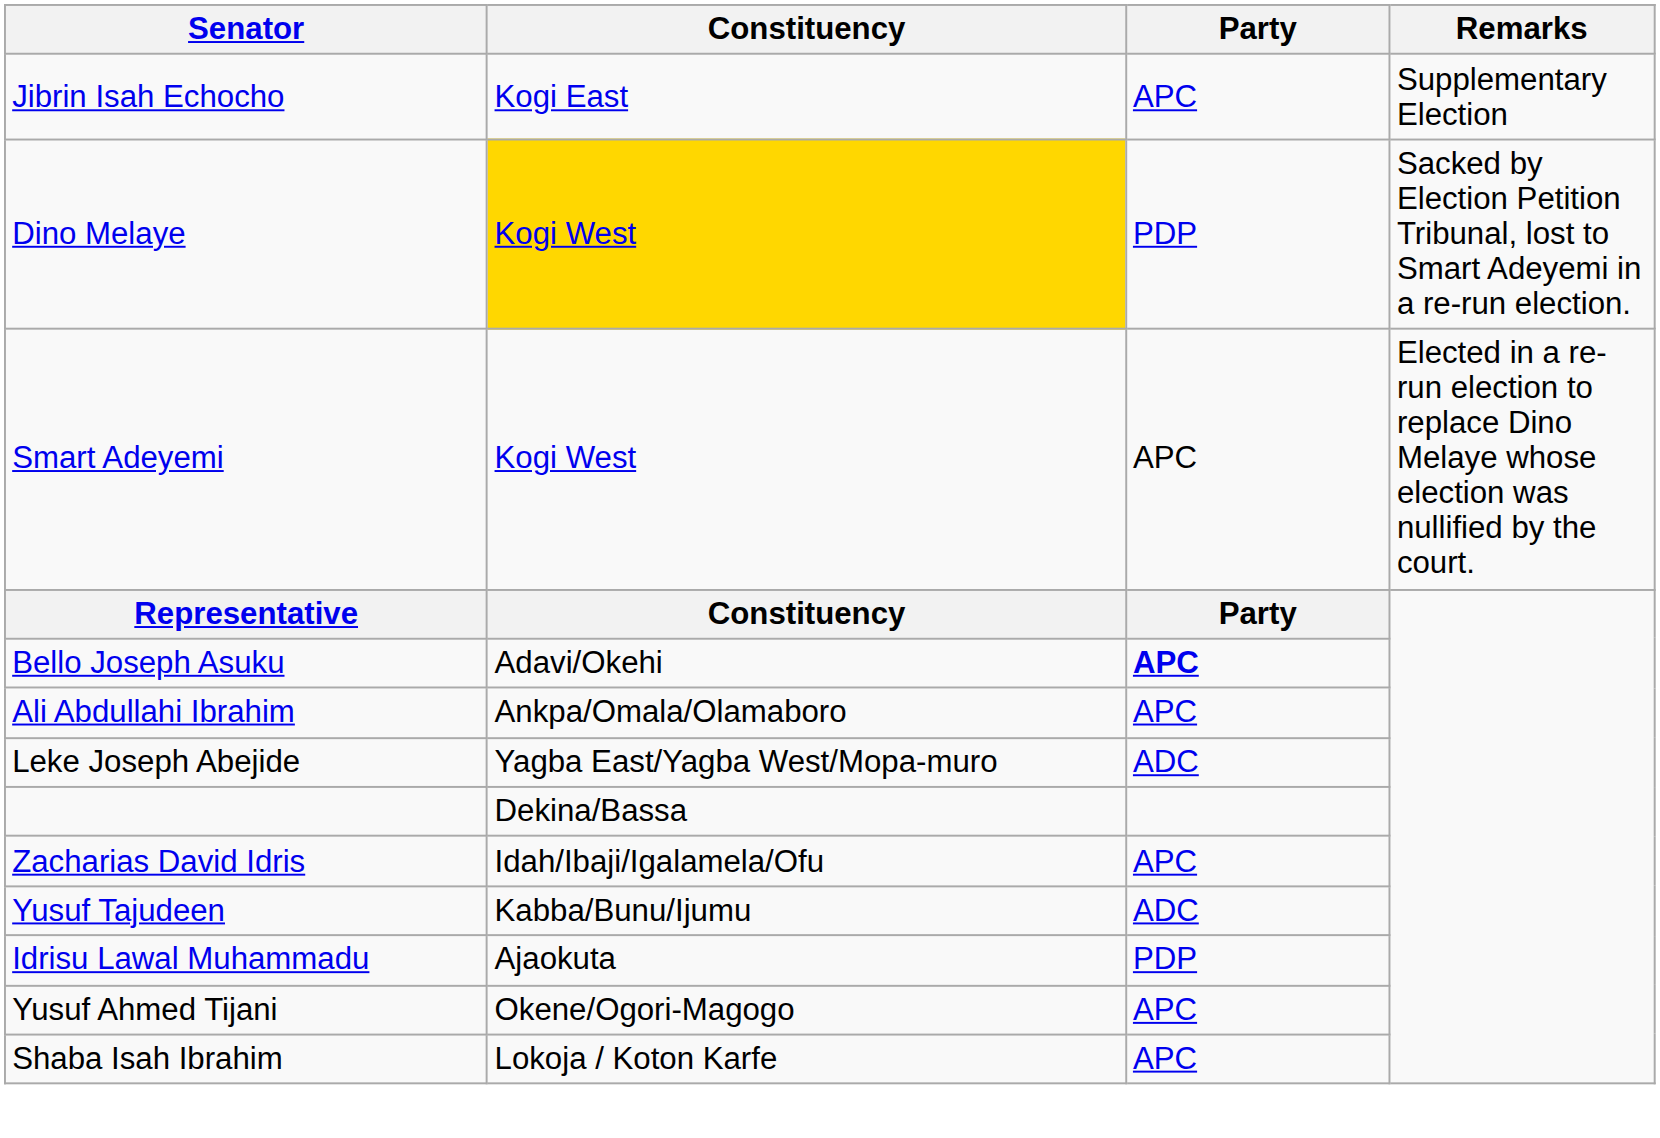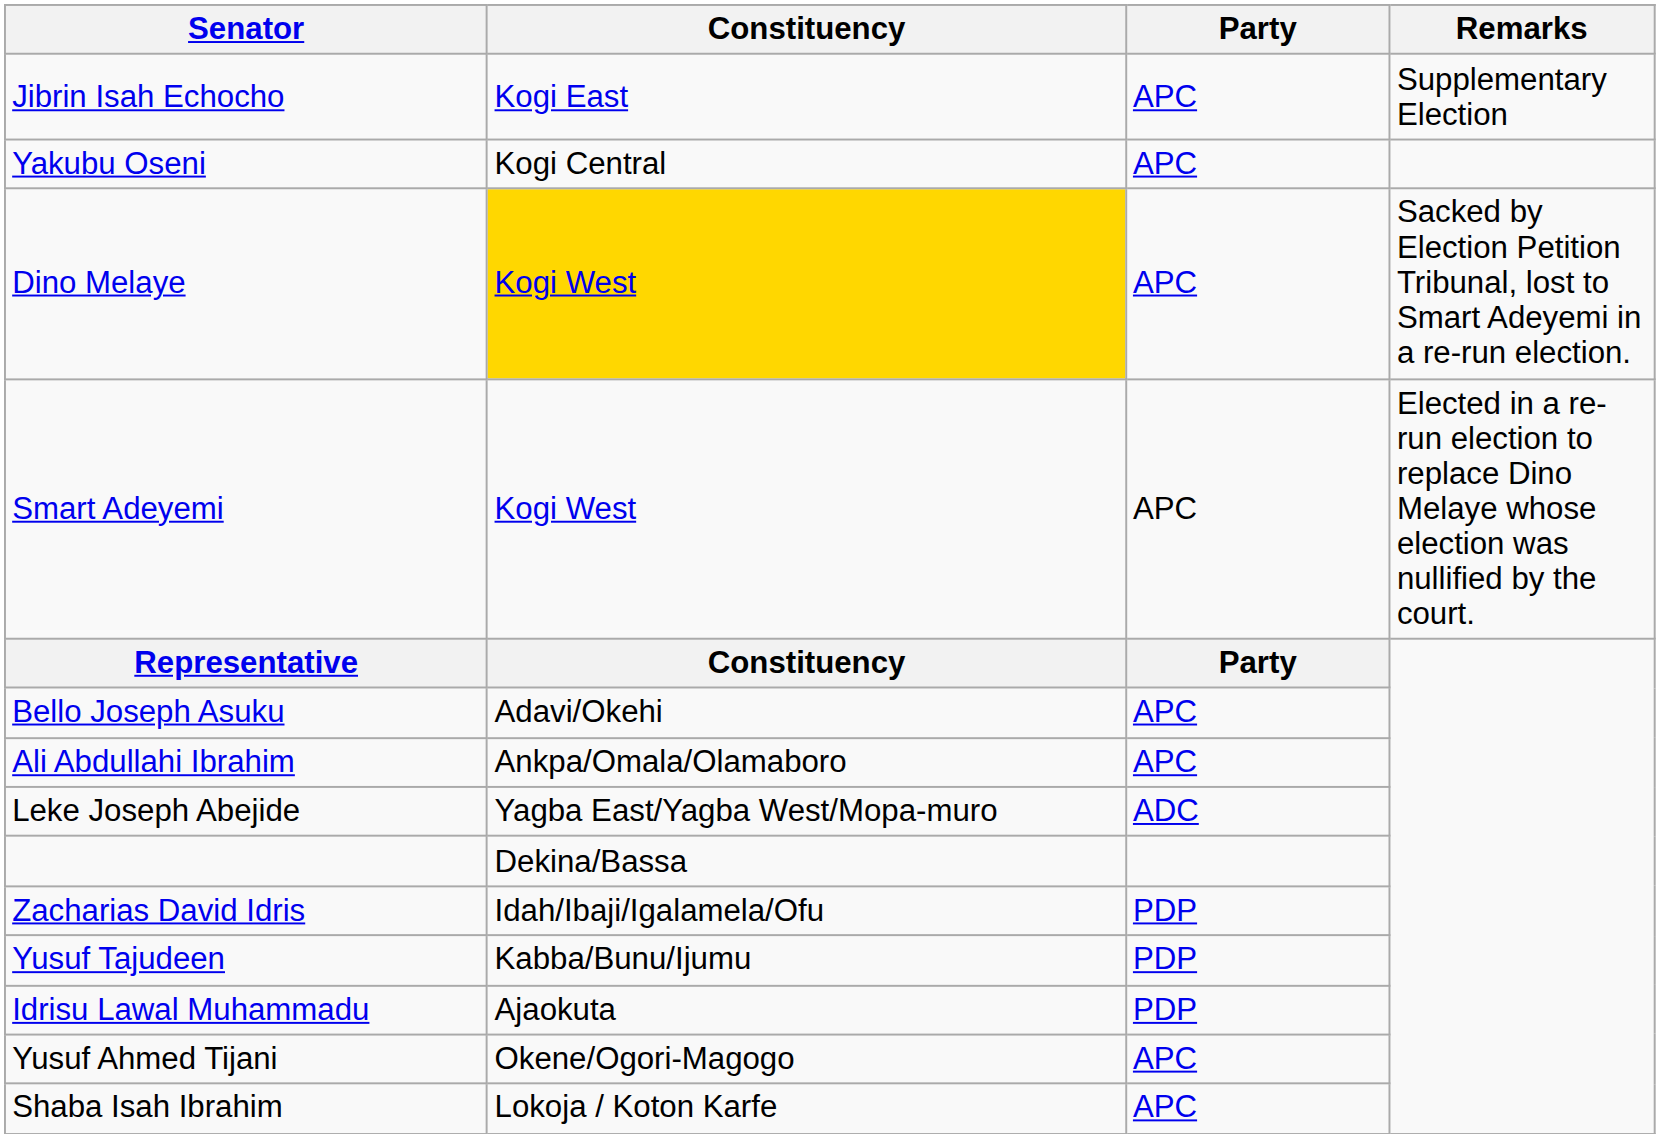+ row: (109, 163)
(1165, 233) PDP -> (1165, 282) APC
(1166, 662) bold -> (1165, 712) normal
(1165, 860) APC -> (1165, 910) PDP
(1166, 910) ADC -> (1165, 959) PDP
